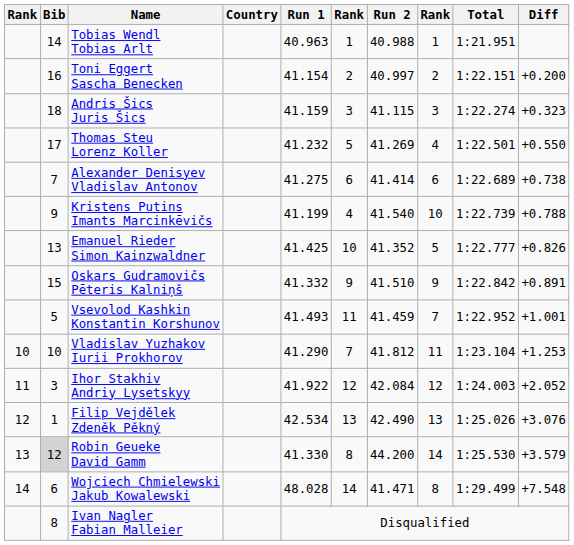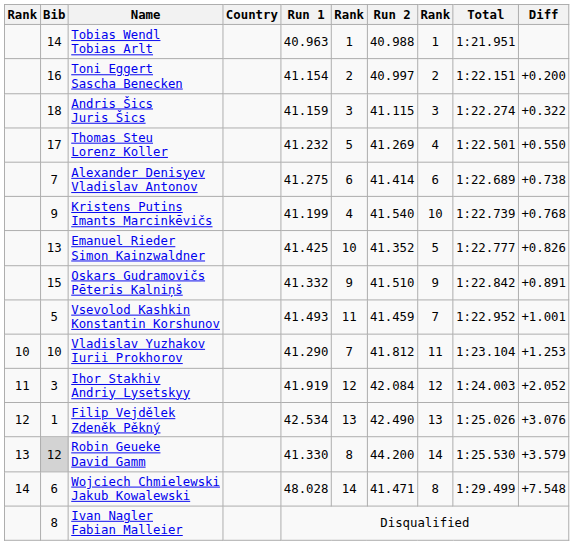(544, 111) +0.323 -> (544, 111) +0.322
(544, 214) +0.788 -> (544, 214) +0.768
(306, 386) 41.922 -> (306, 386) 41.919
